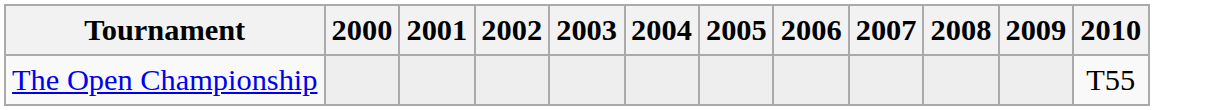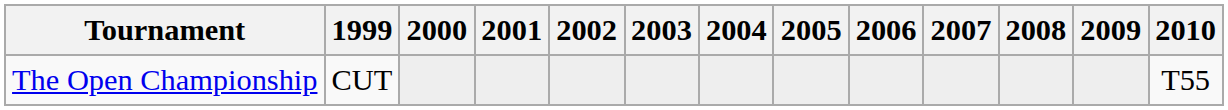+ column: (362, 29)
